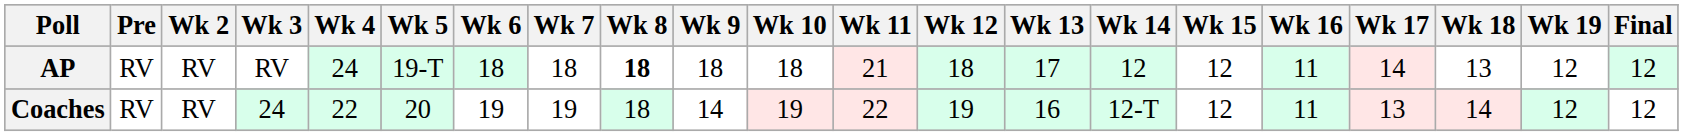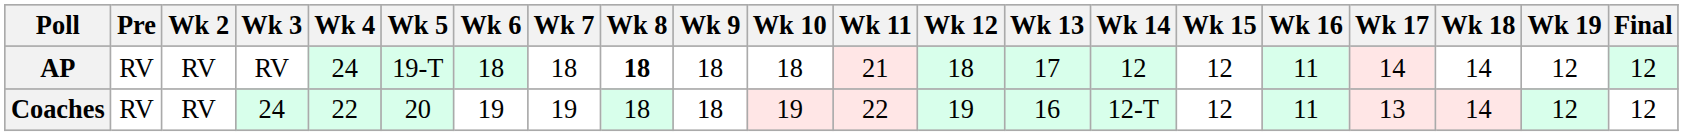(1478, 67) 13 -> (1478, 67) 14
(710, 109) 14 -> (710, 109) 18
